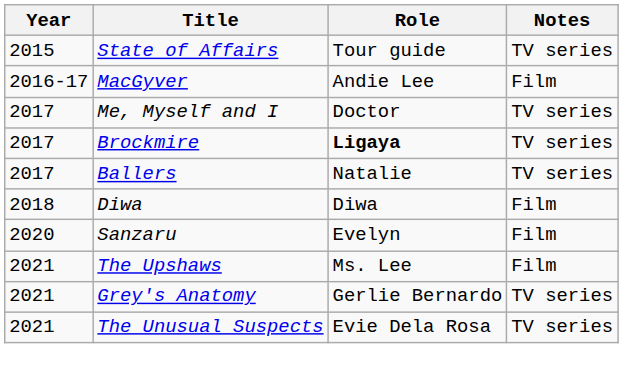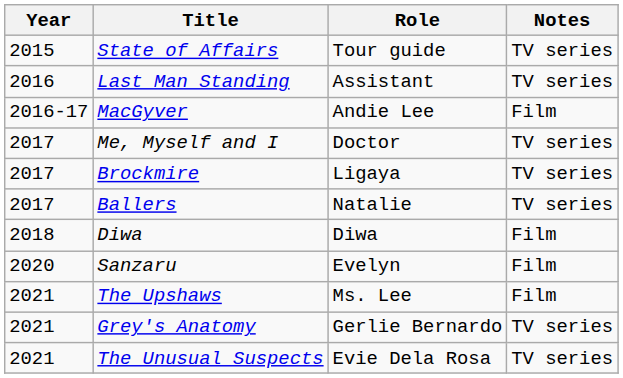+ row: (194, 82)
(367, 143) bold -> (367, 174) normal
